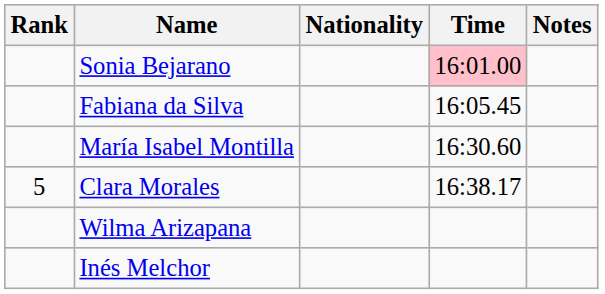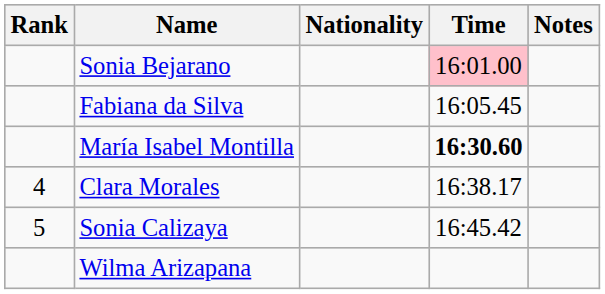(478, 146) normal -> (479, 146) bold
(39, 187) 5 -> (39, 187) 4
+ row: (154, 227)
- row: (145, 268)
